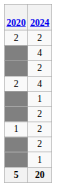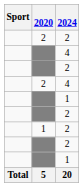+ column: (18, 17)
